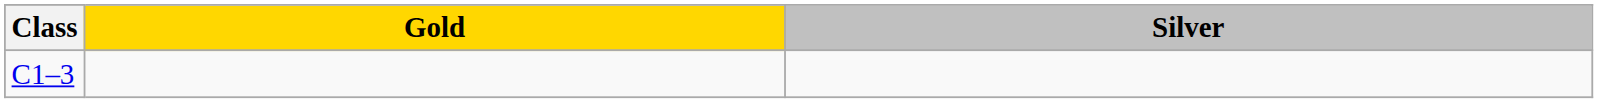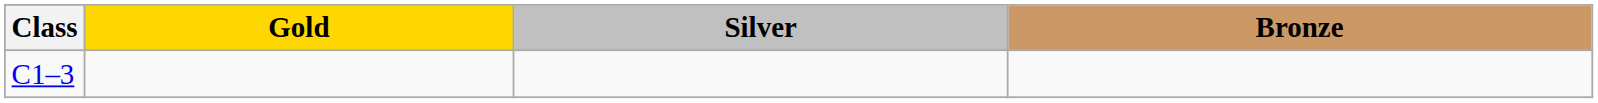+ column: (1300, 27)
